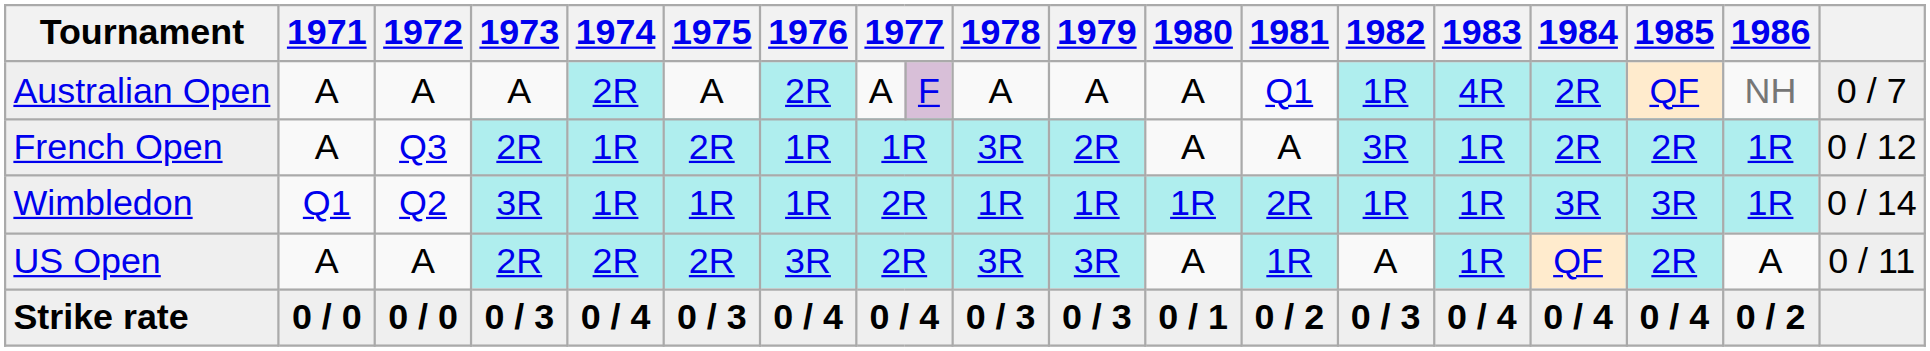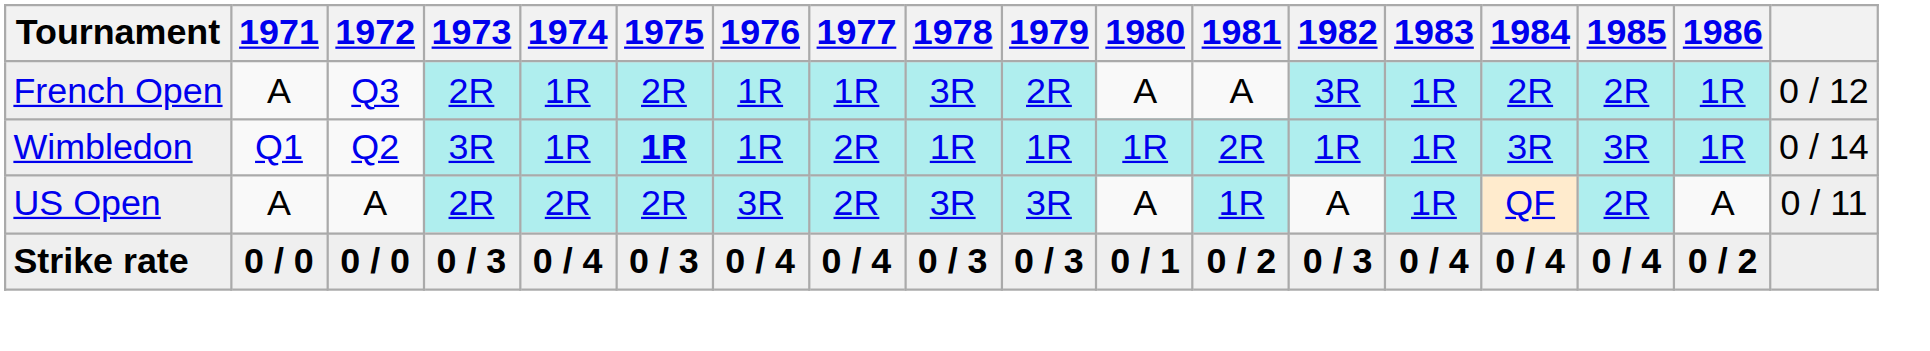- row: (142, 89)
(712, 203) normal -> (664, 146) bold
